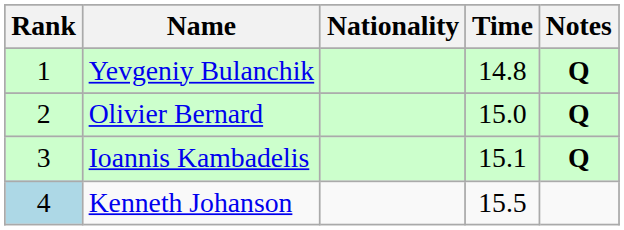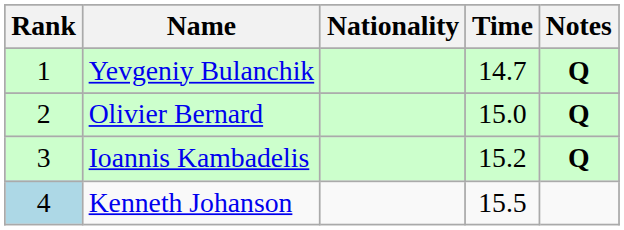(502, 70) 14.8 -> (502, 70) 14.7
(502, 158) 15.1 -> (502, 158) 15.2
